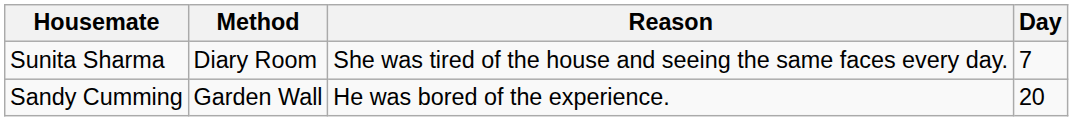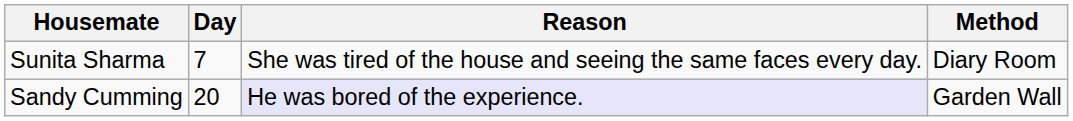columns swapped: (1040, 23) <-> (258, 23)
(501, 97) no background -> (415, 97) lavender background
